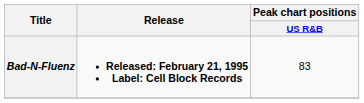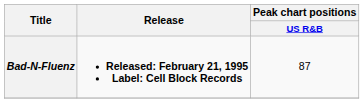(305, 67) 83 -> (305, 67) 87
